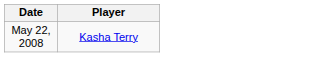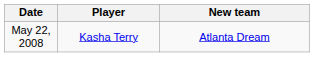+ column: (234, 13)
